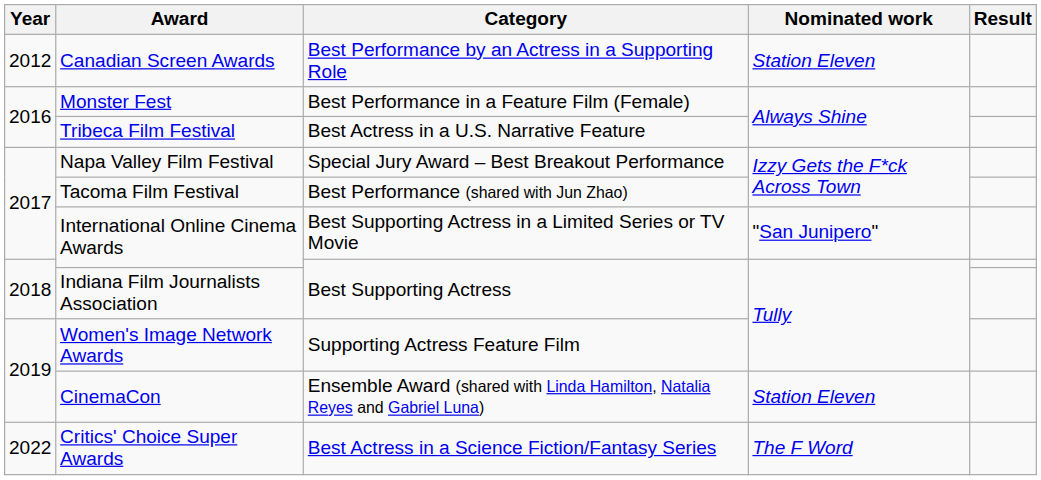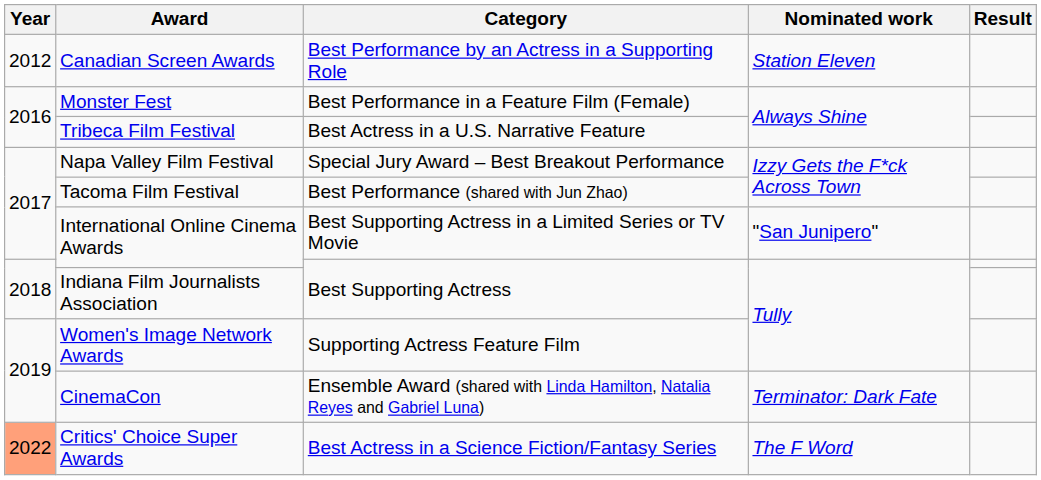(814, 396) Station Eleven -> (845, 396) Terminator: Dark Fate
(30, 448) no background -> (30, 448) lightsalmon background
